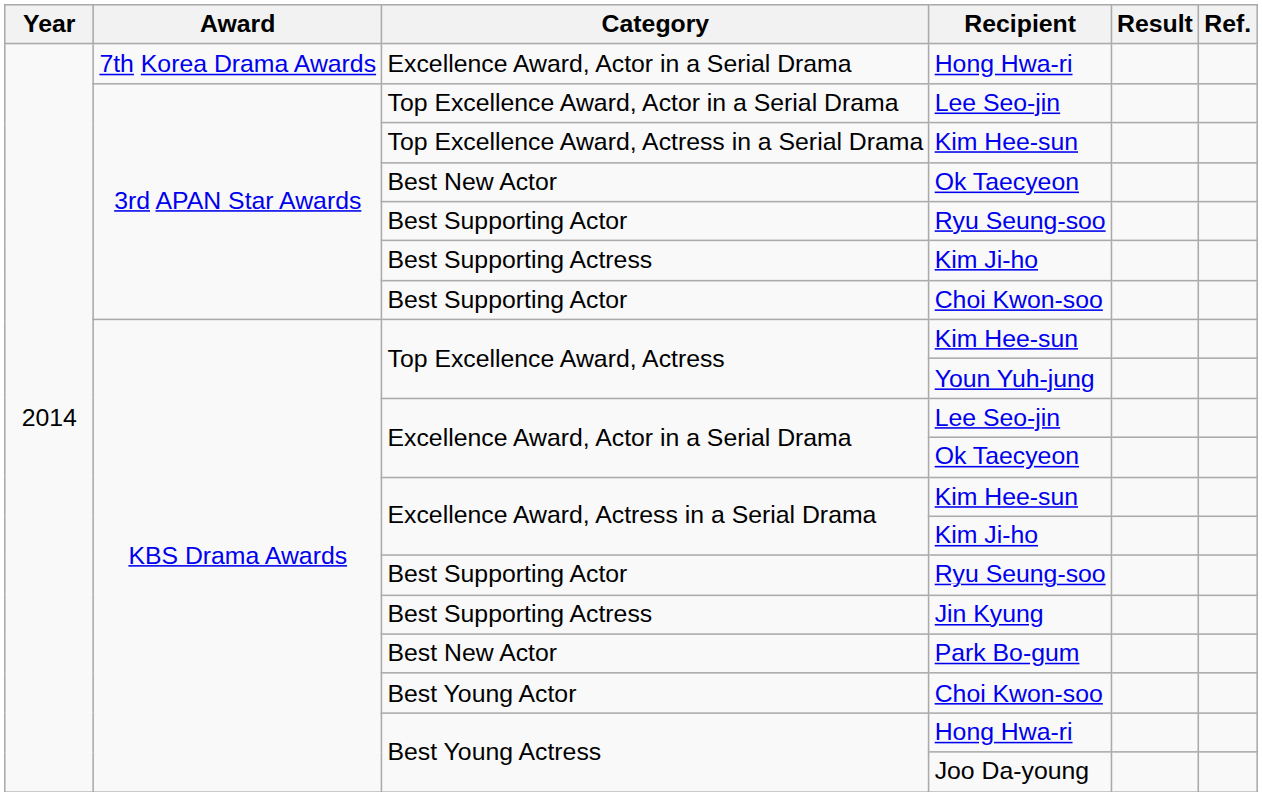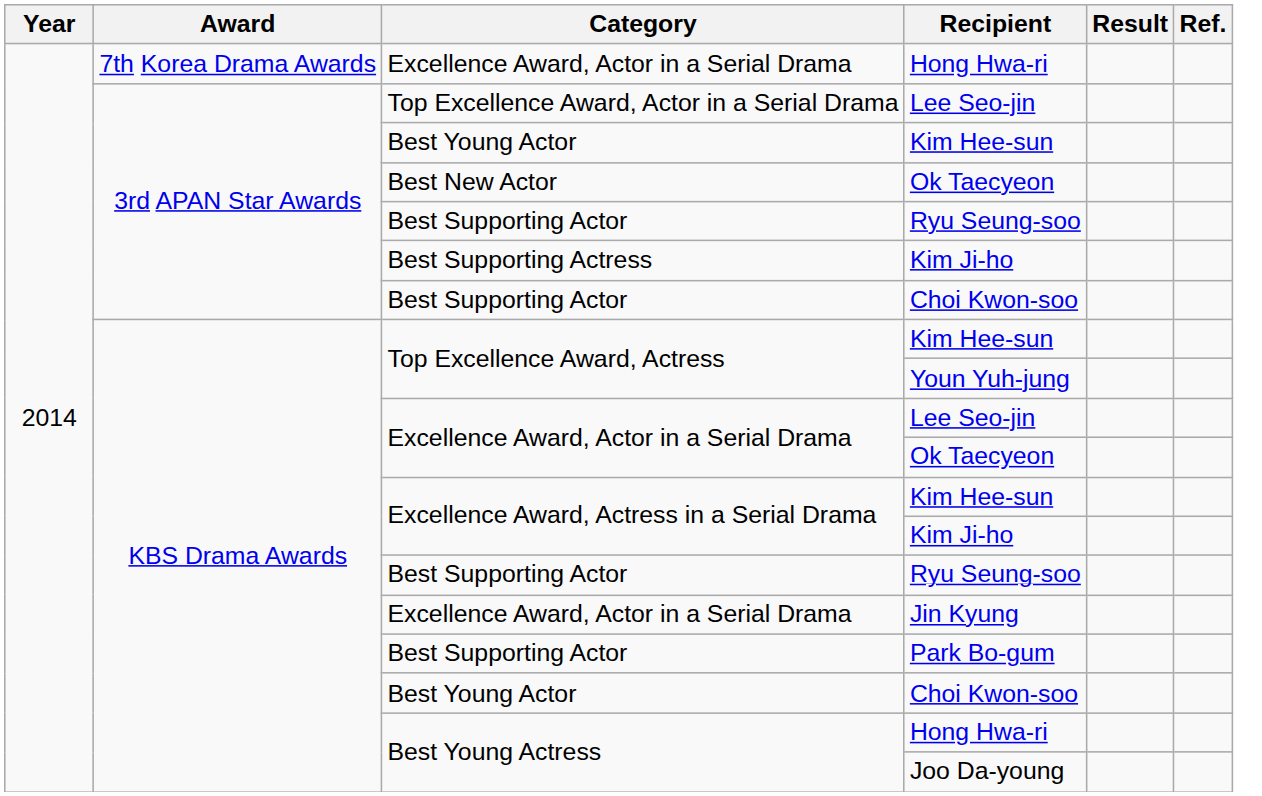(655, 142) Top Excellence Award, Actress in a Serial Drama -> (482, 142) Best Young Actor
(520, 614) Best Supporting Actress -> (620, 614) Excellence Award, Actor in a Serial Drama
(472, 653) Best New Actor -> (507, 653) Best Supporting Actor
